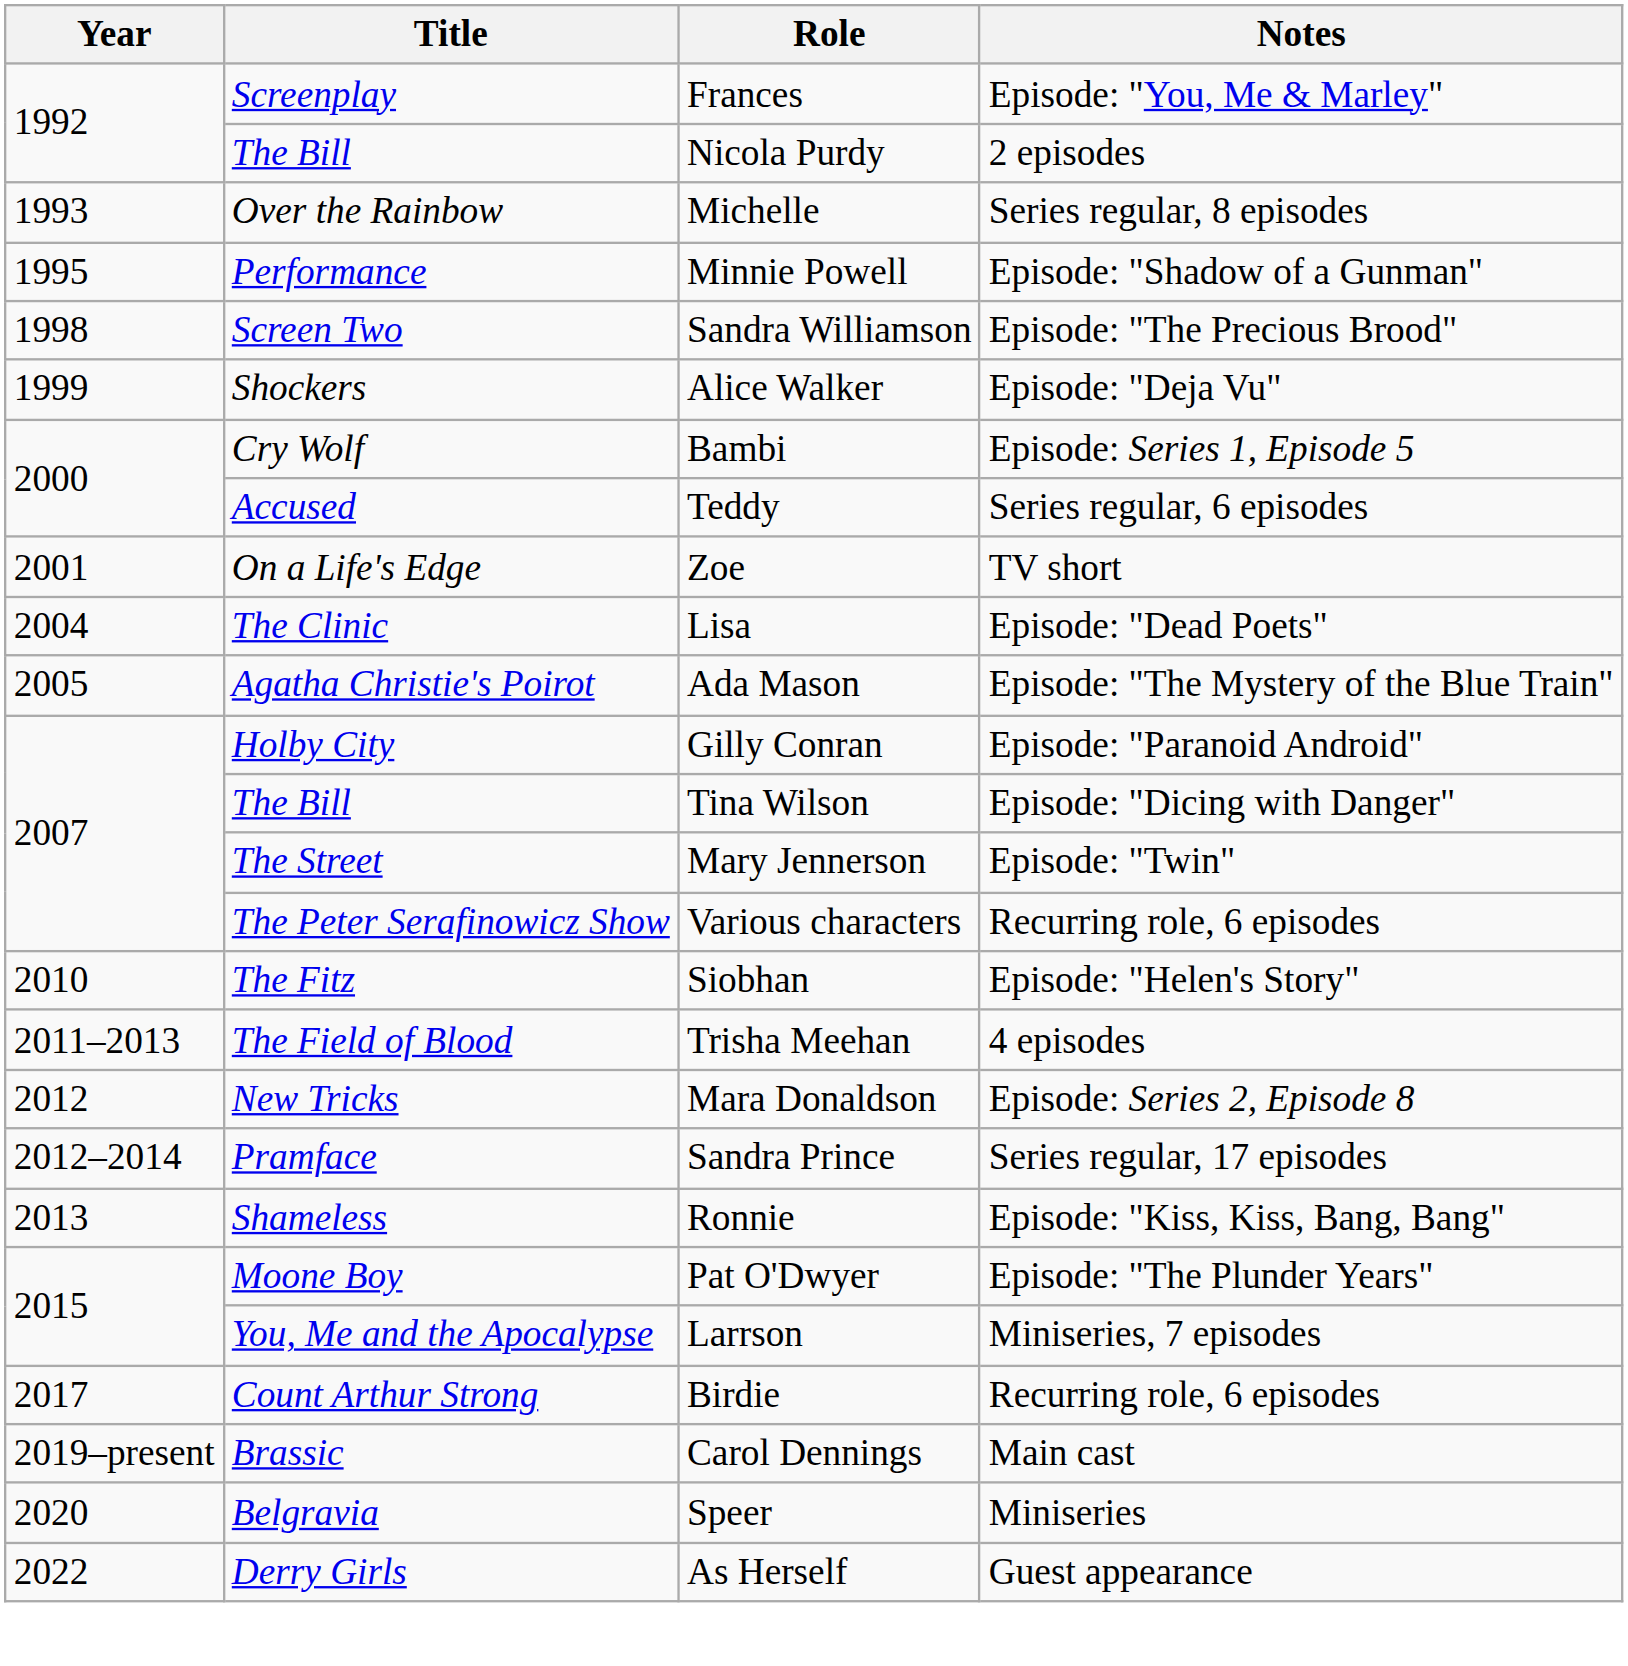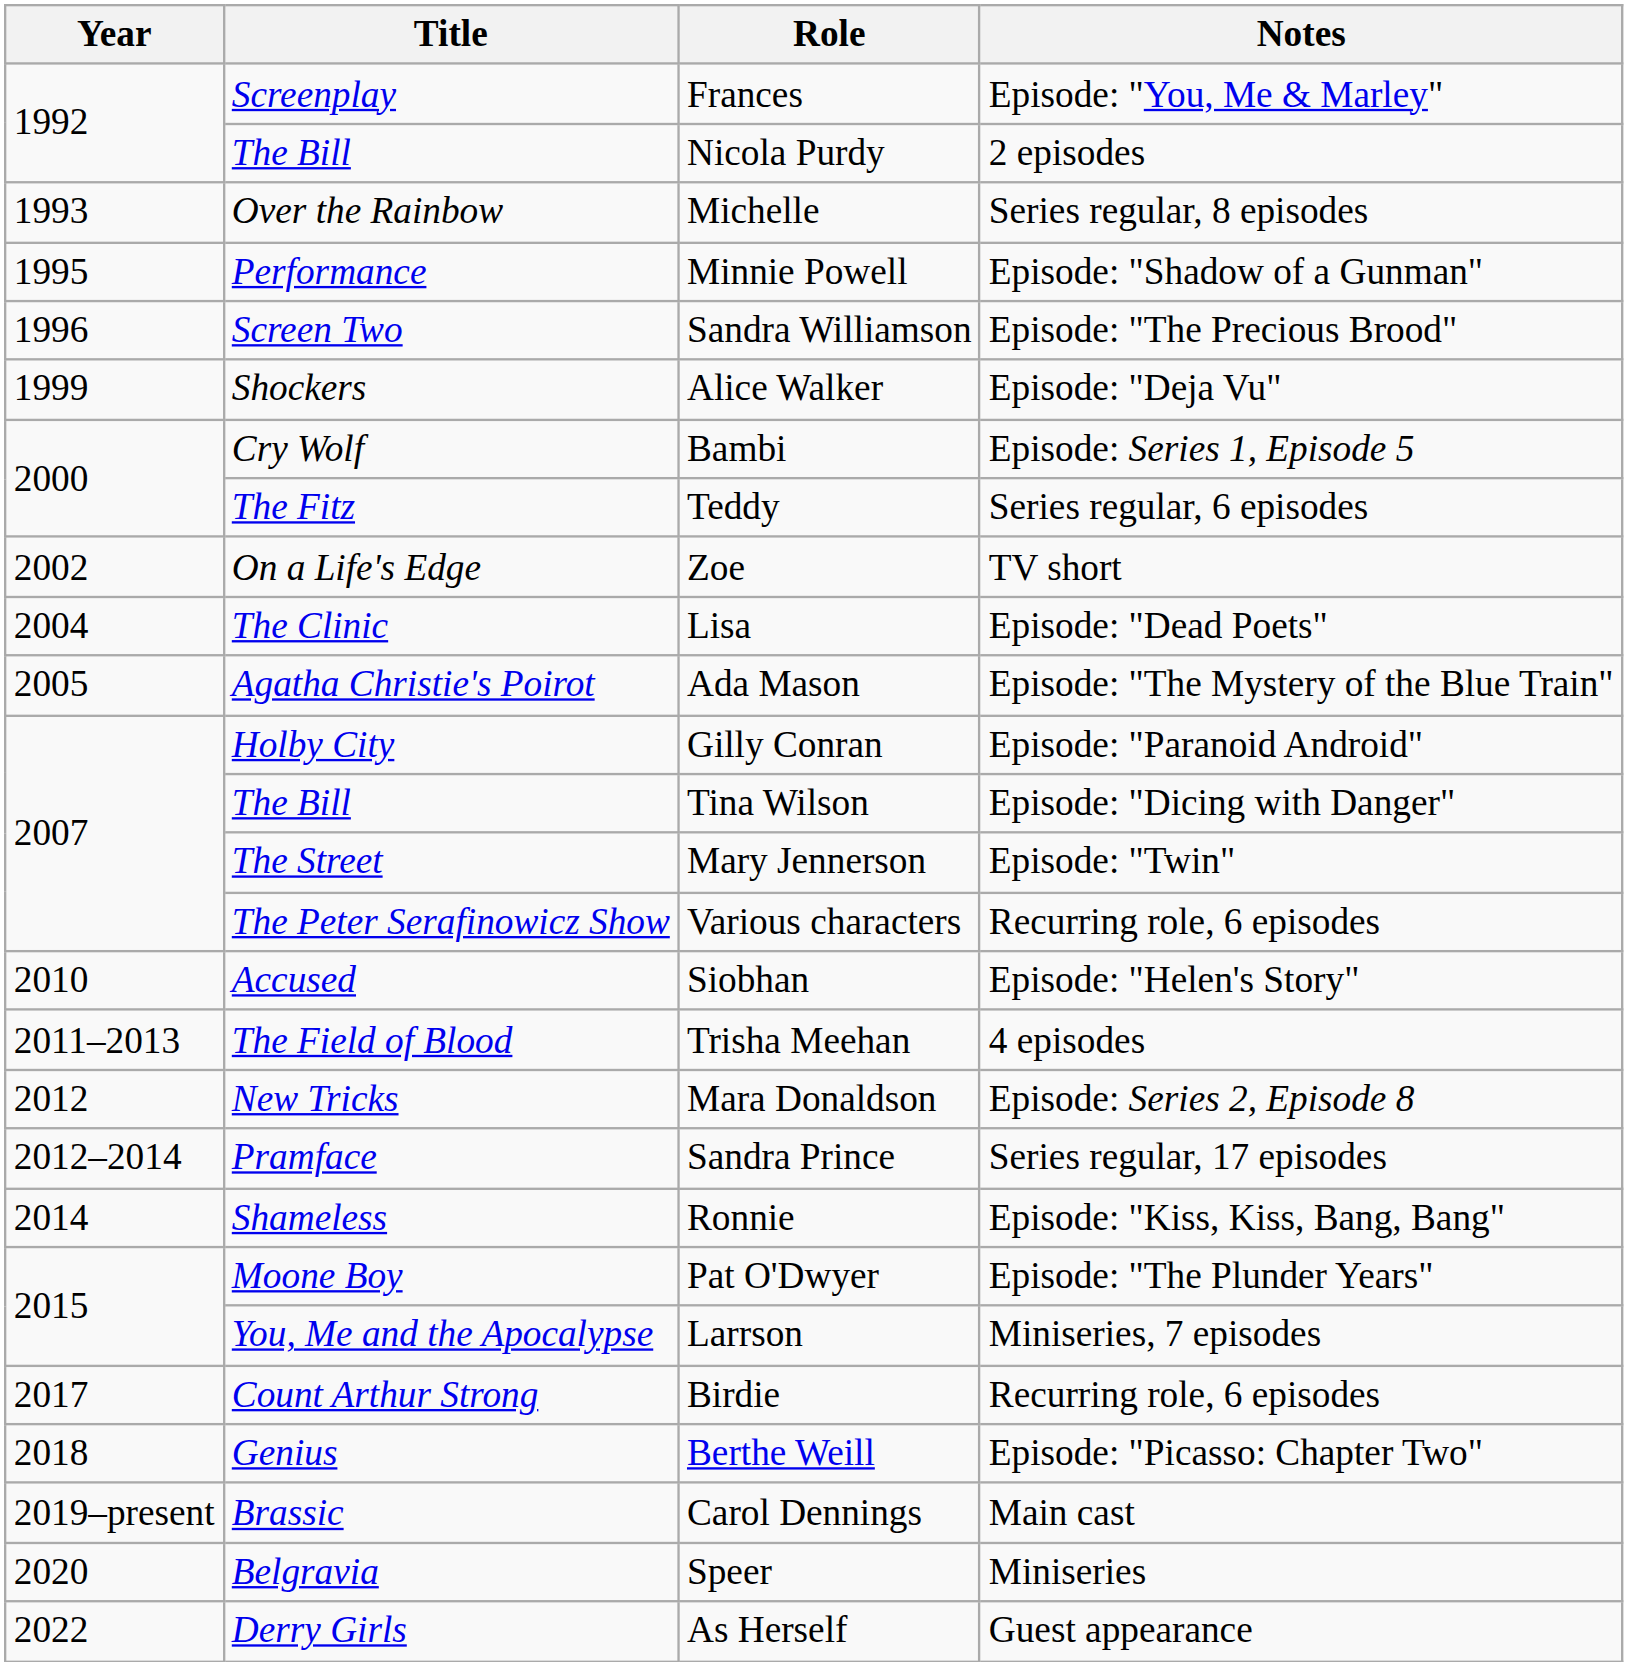(51, 329) 1998 -> (51, 329) 1996
(294, 507) Accused -> (293, 507) The Fitz
(51, 566) 2001 -> (51, 566) 2002
(293, 980) The Fitz -> (294, 980) Accused
(51, 1216) 2013 -> (51, 1216) 2014
+ row: (781, 1453)
